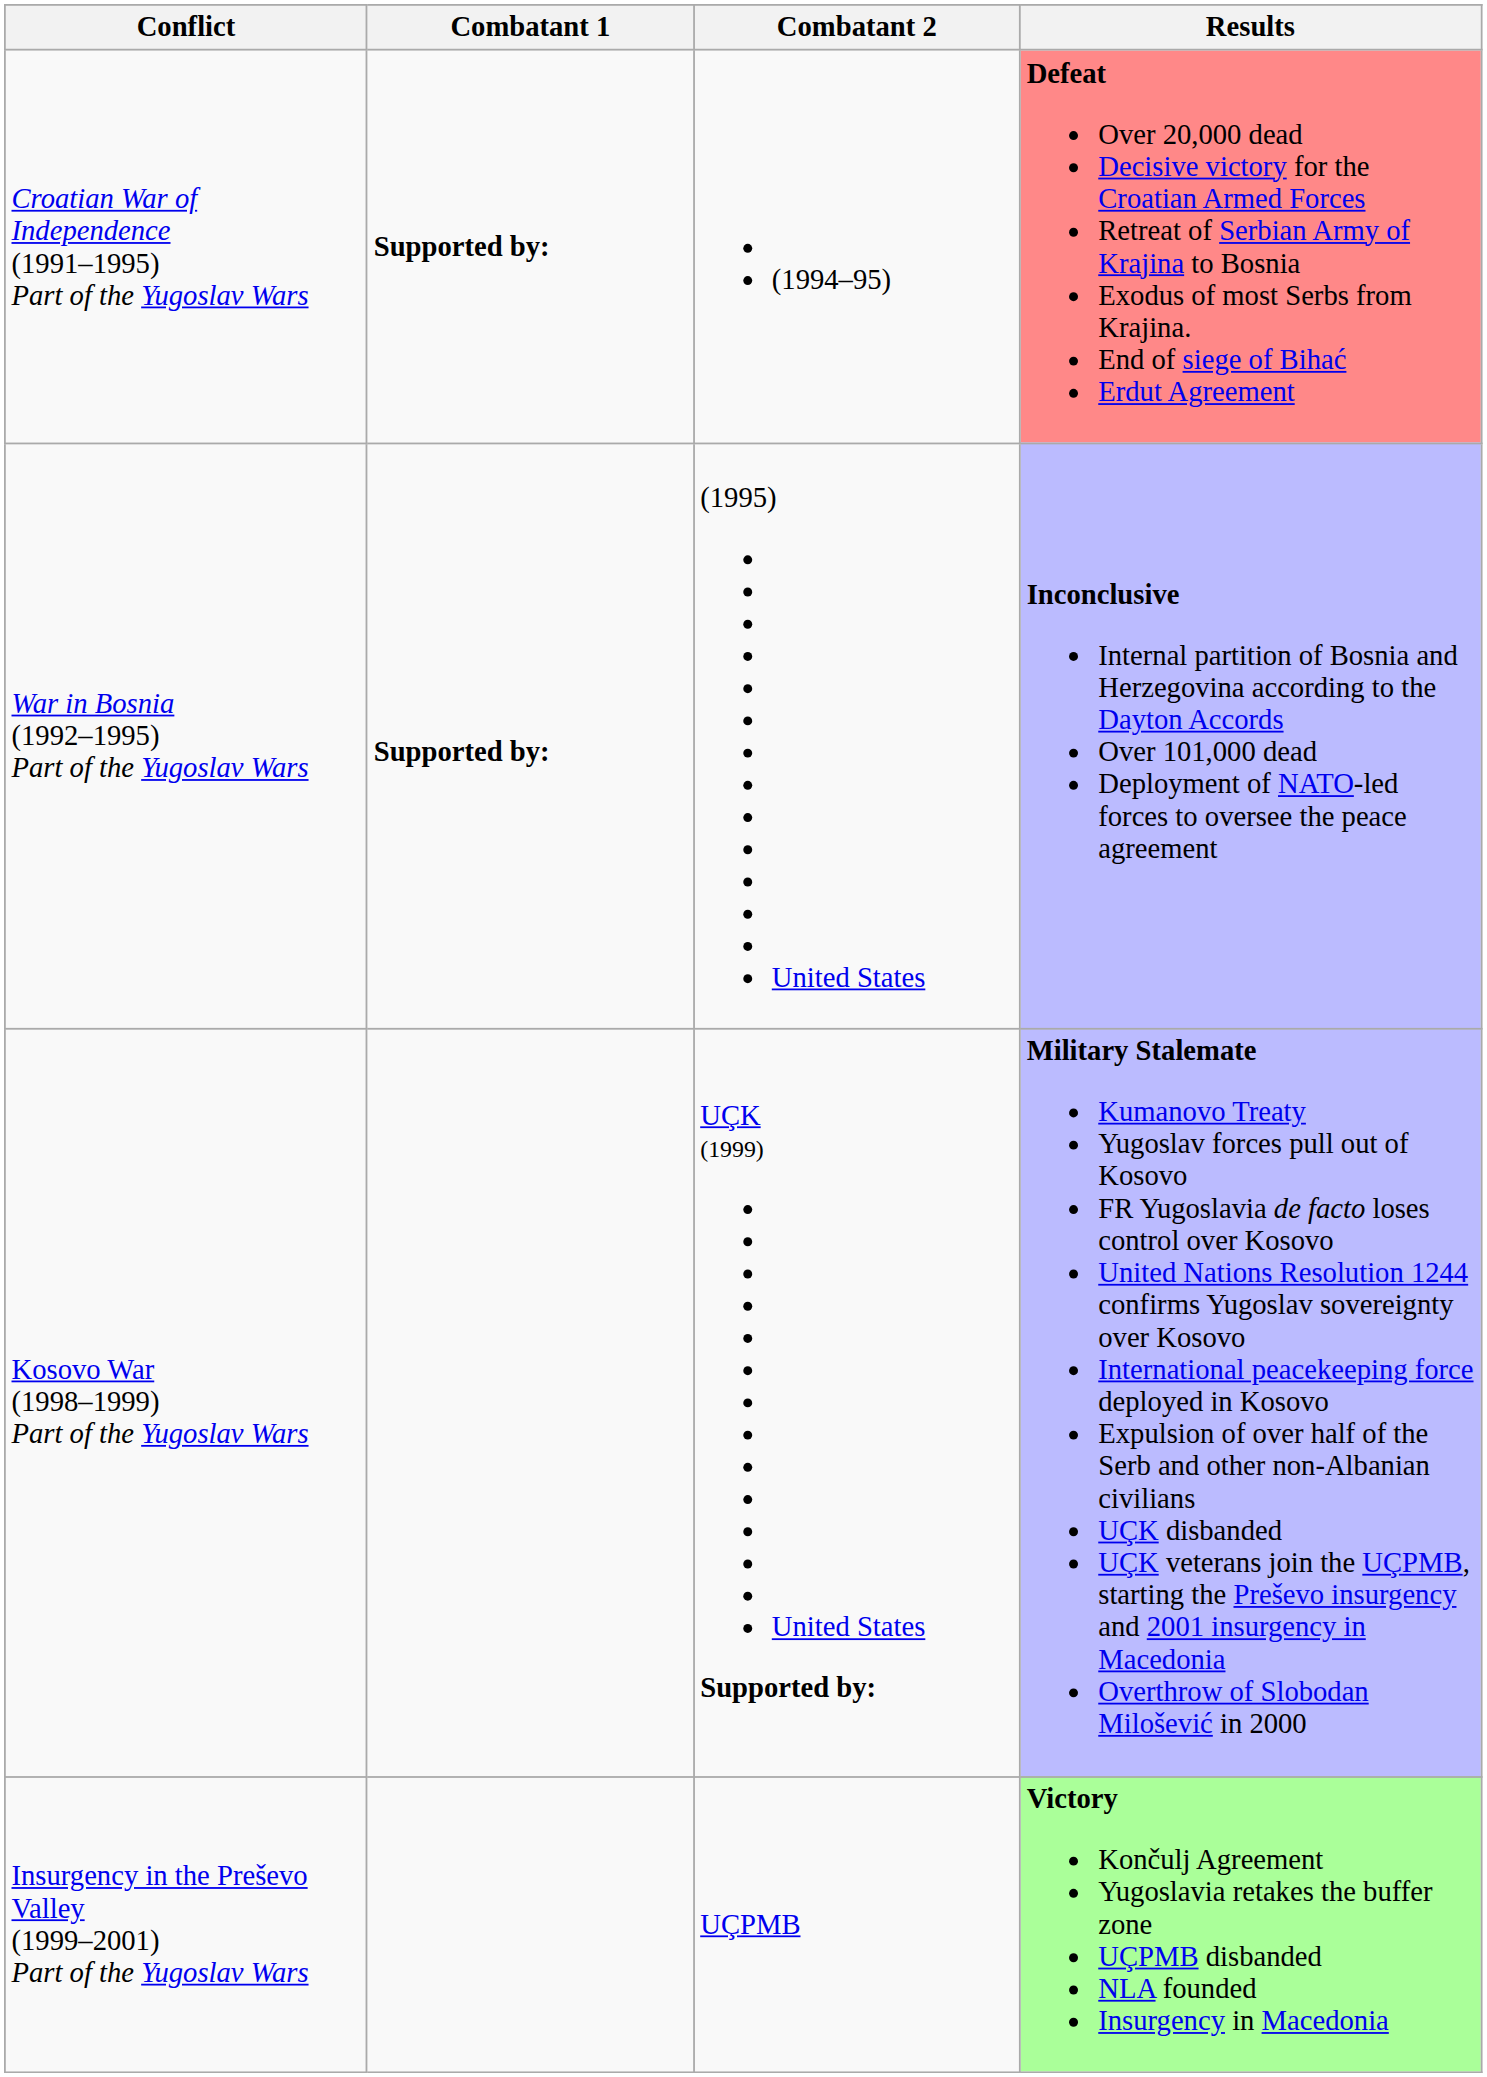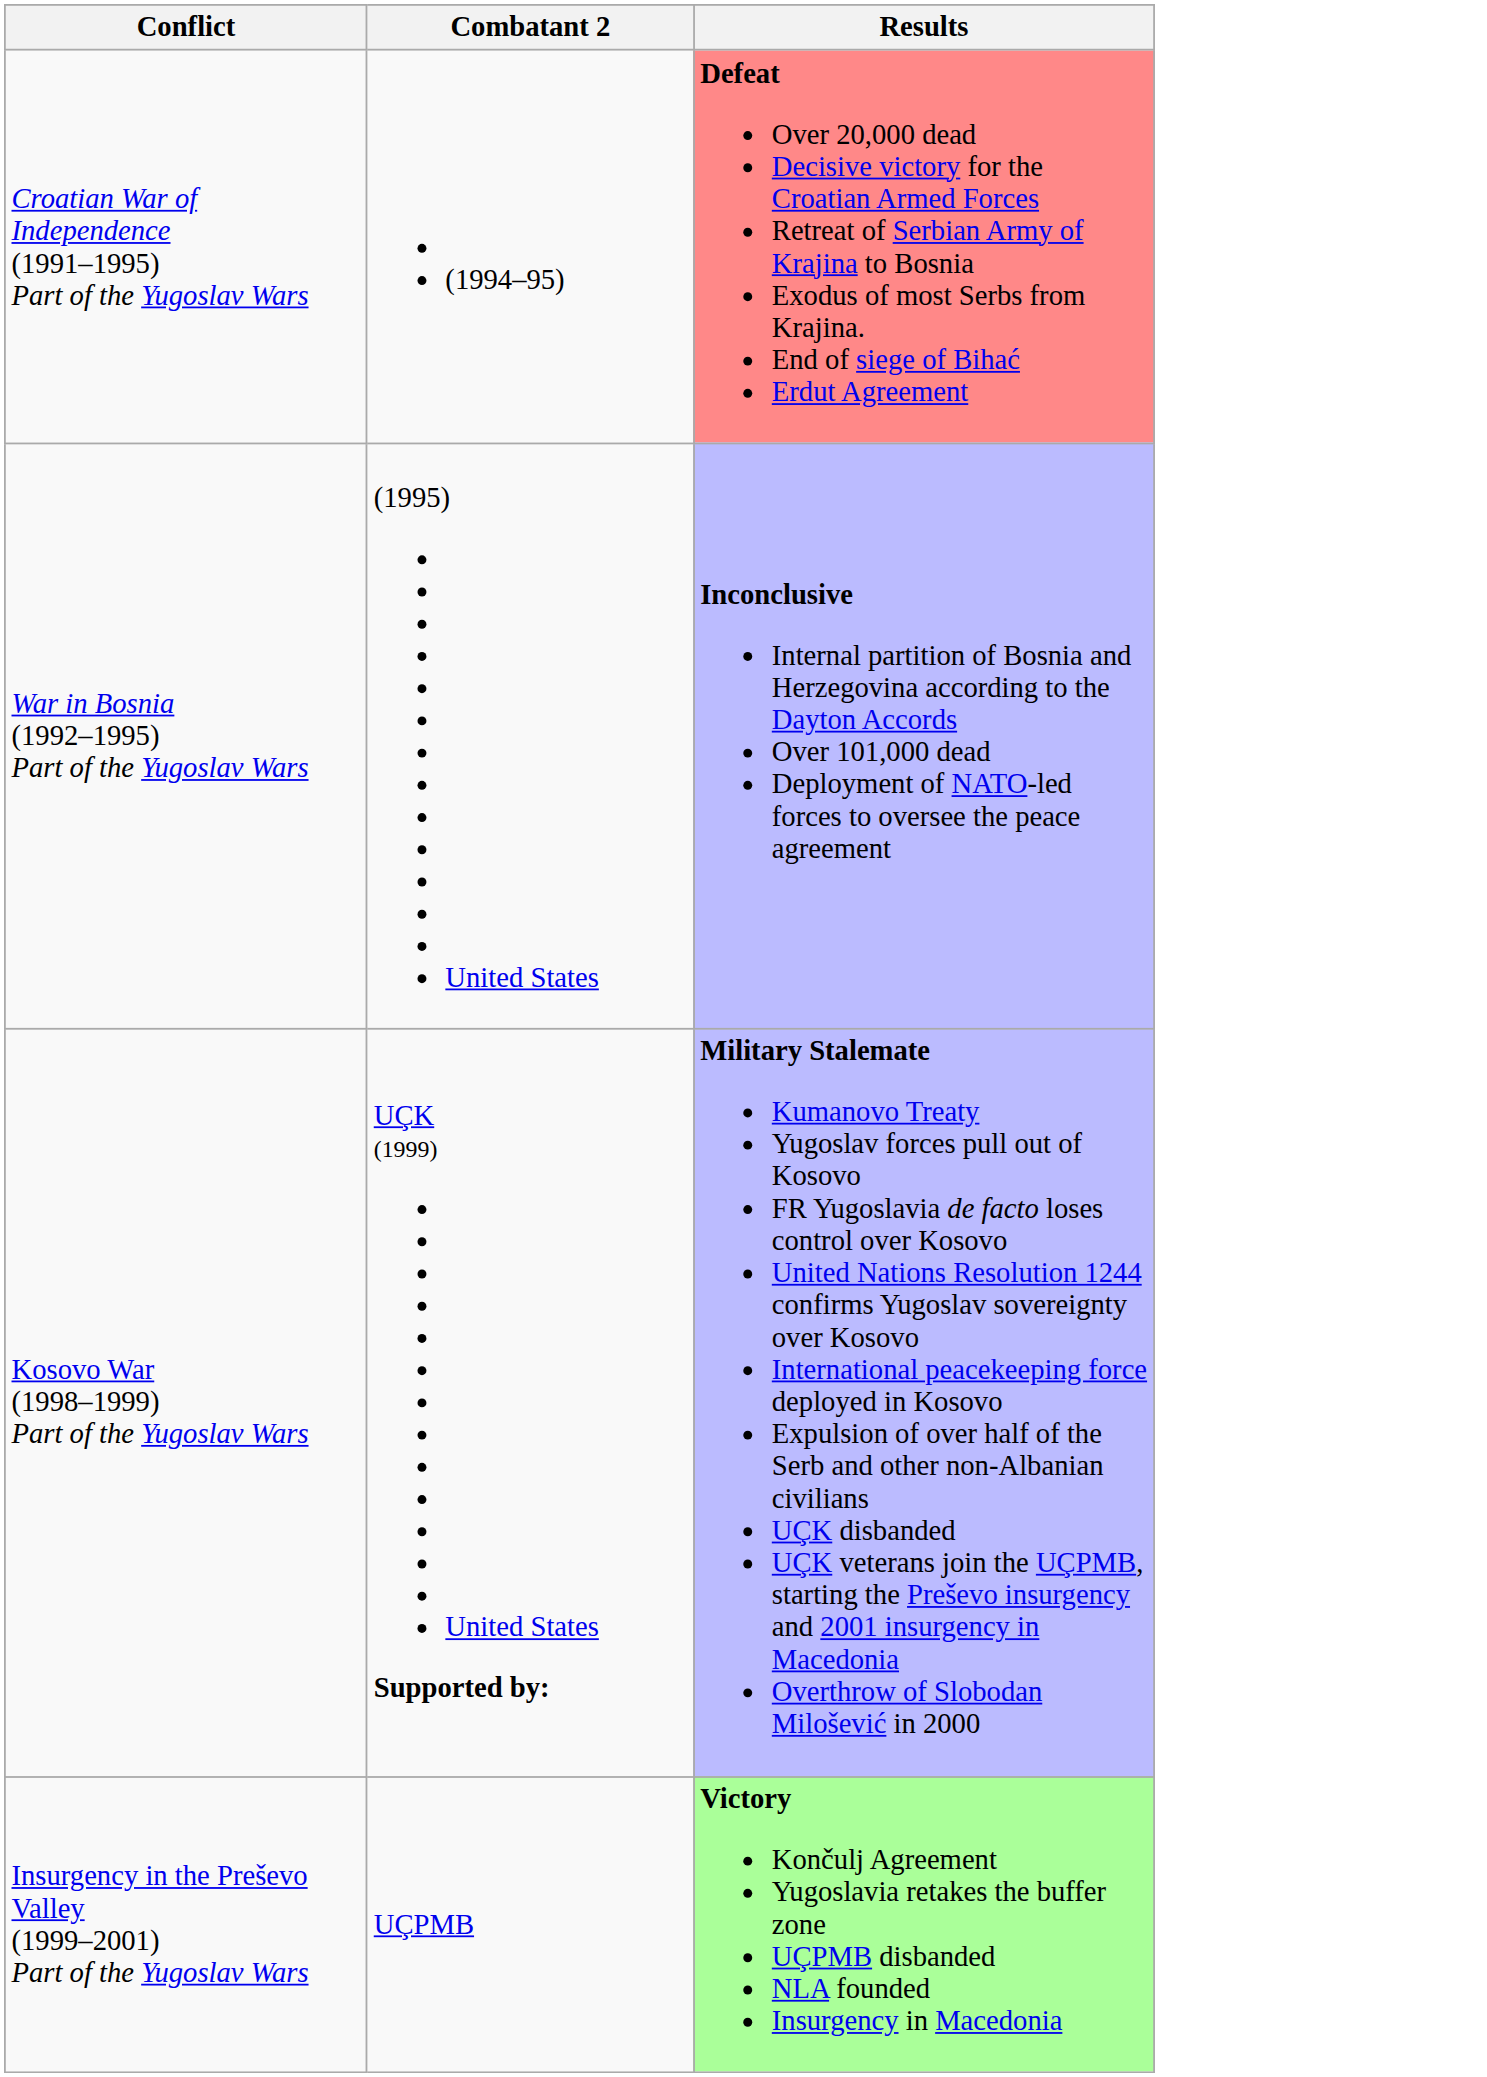- column: (530, 27)
